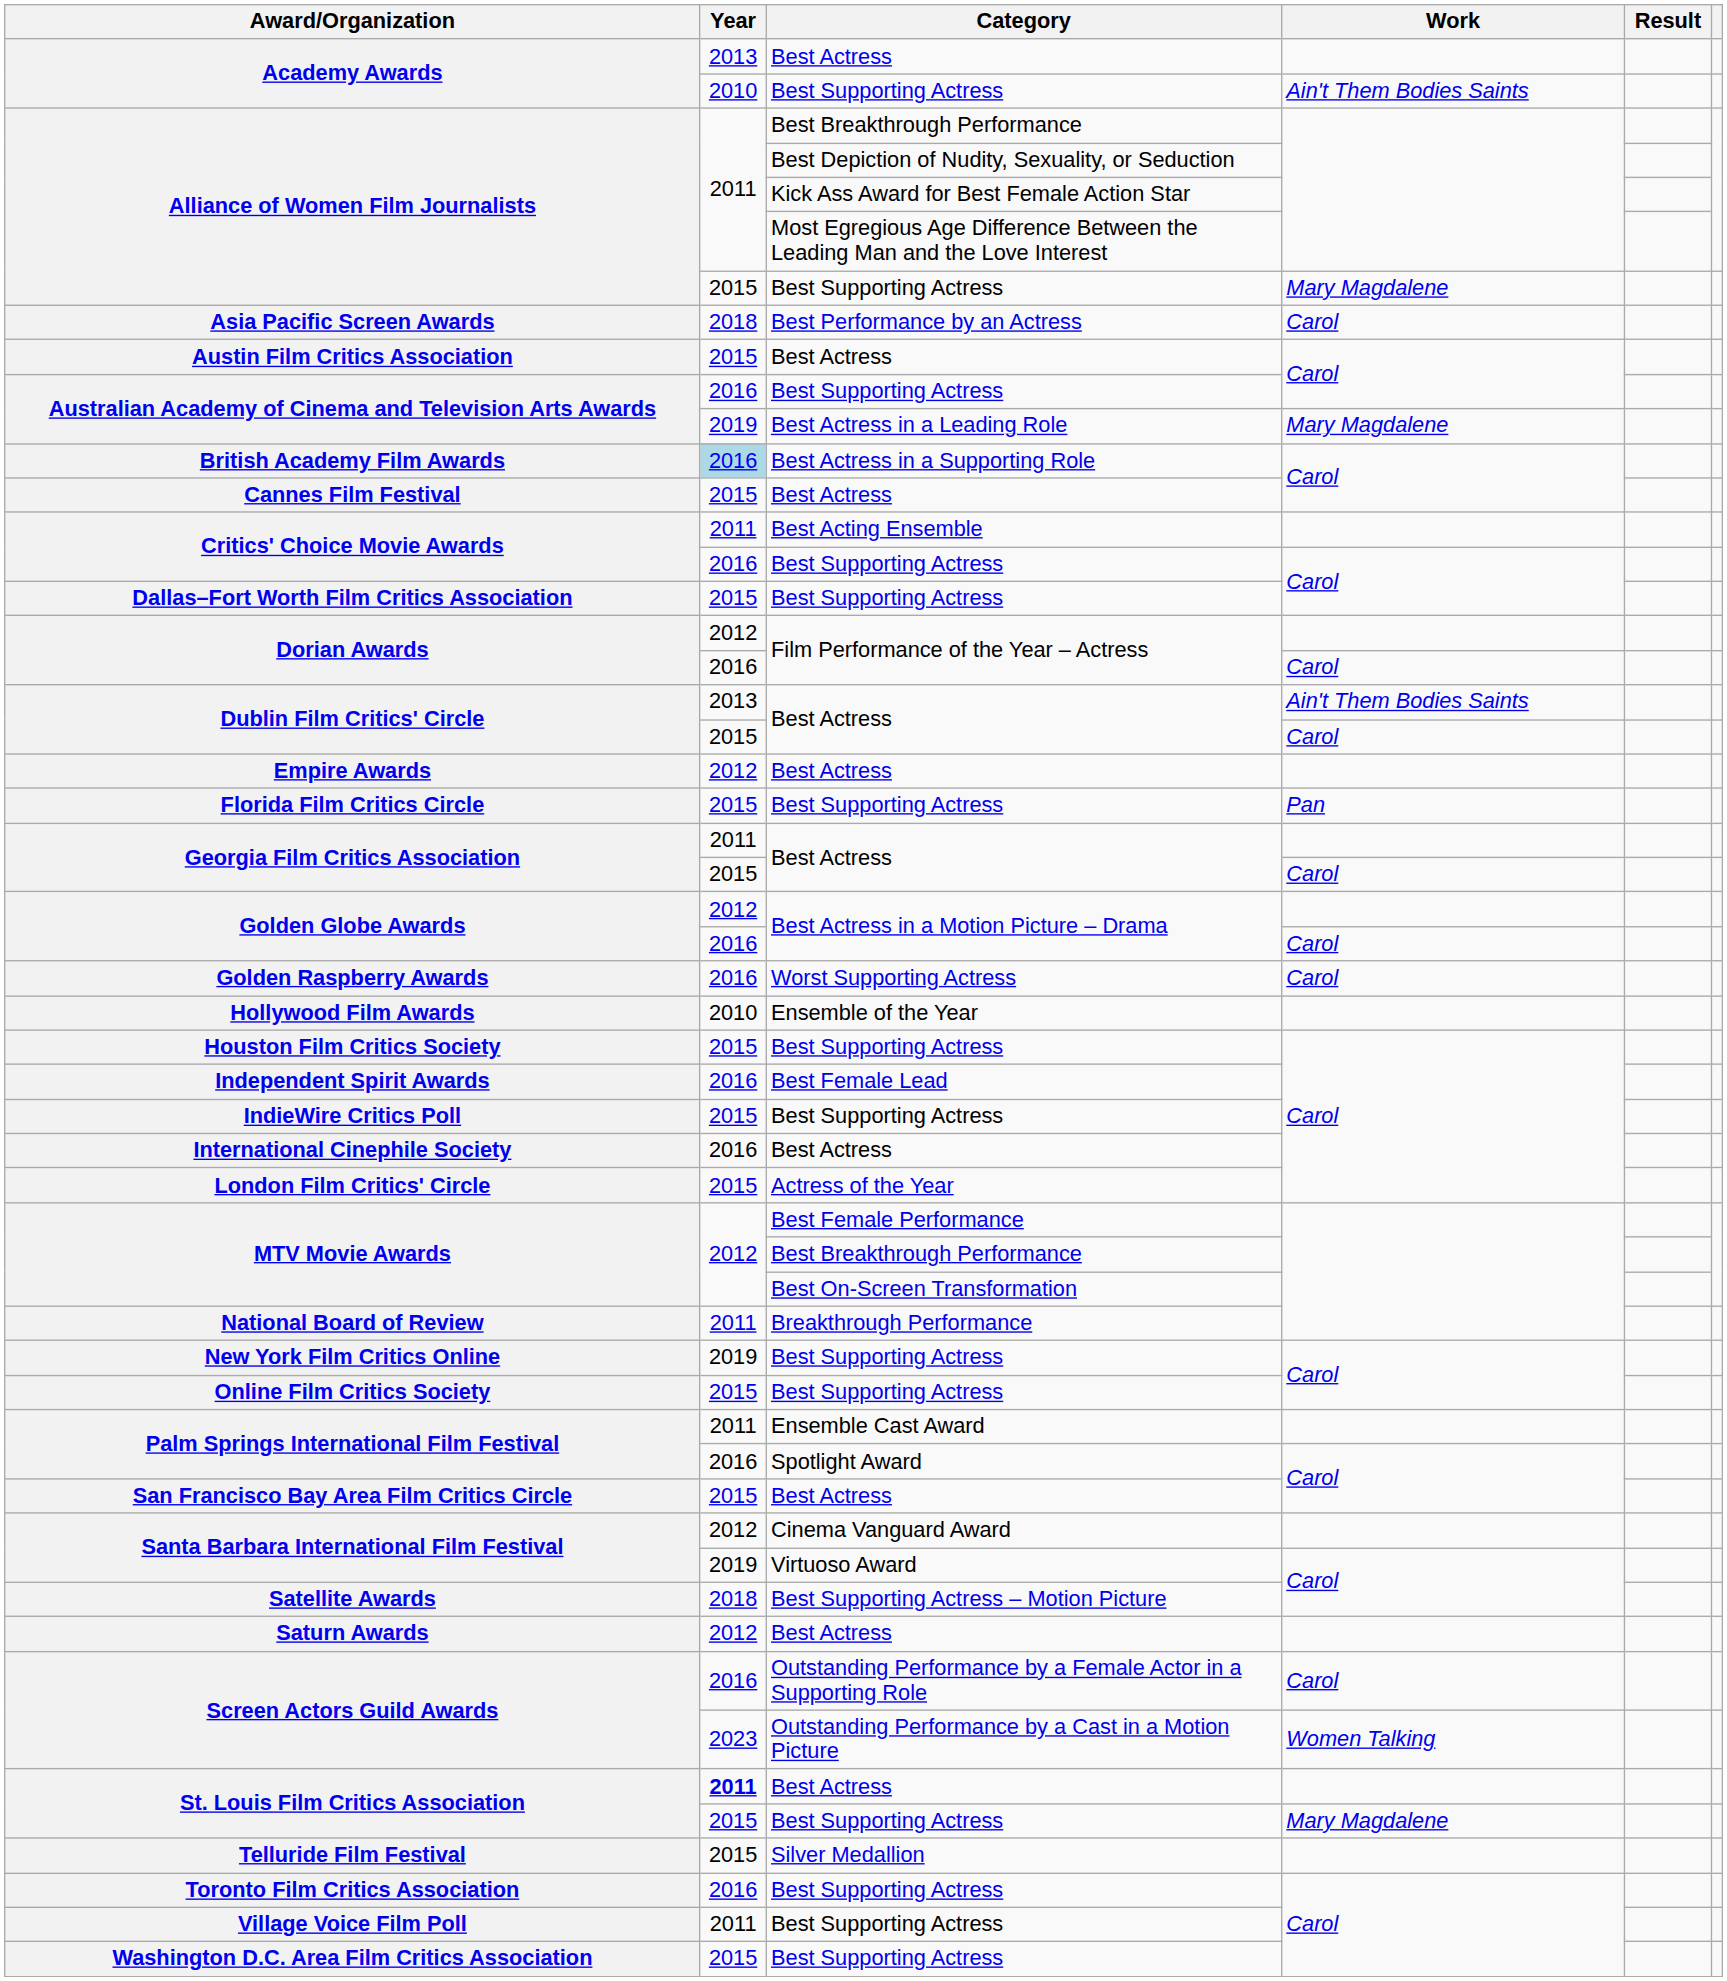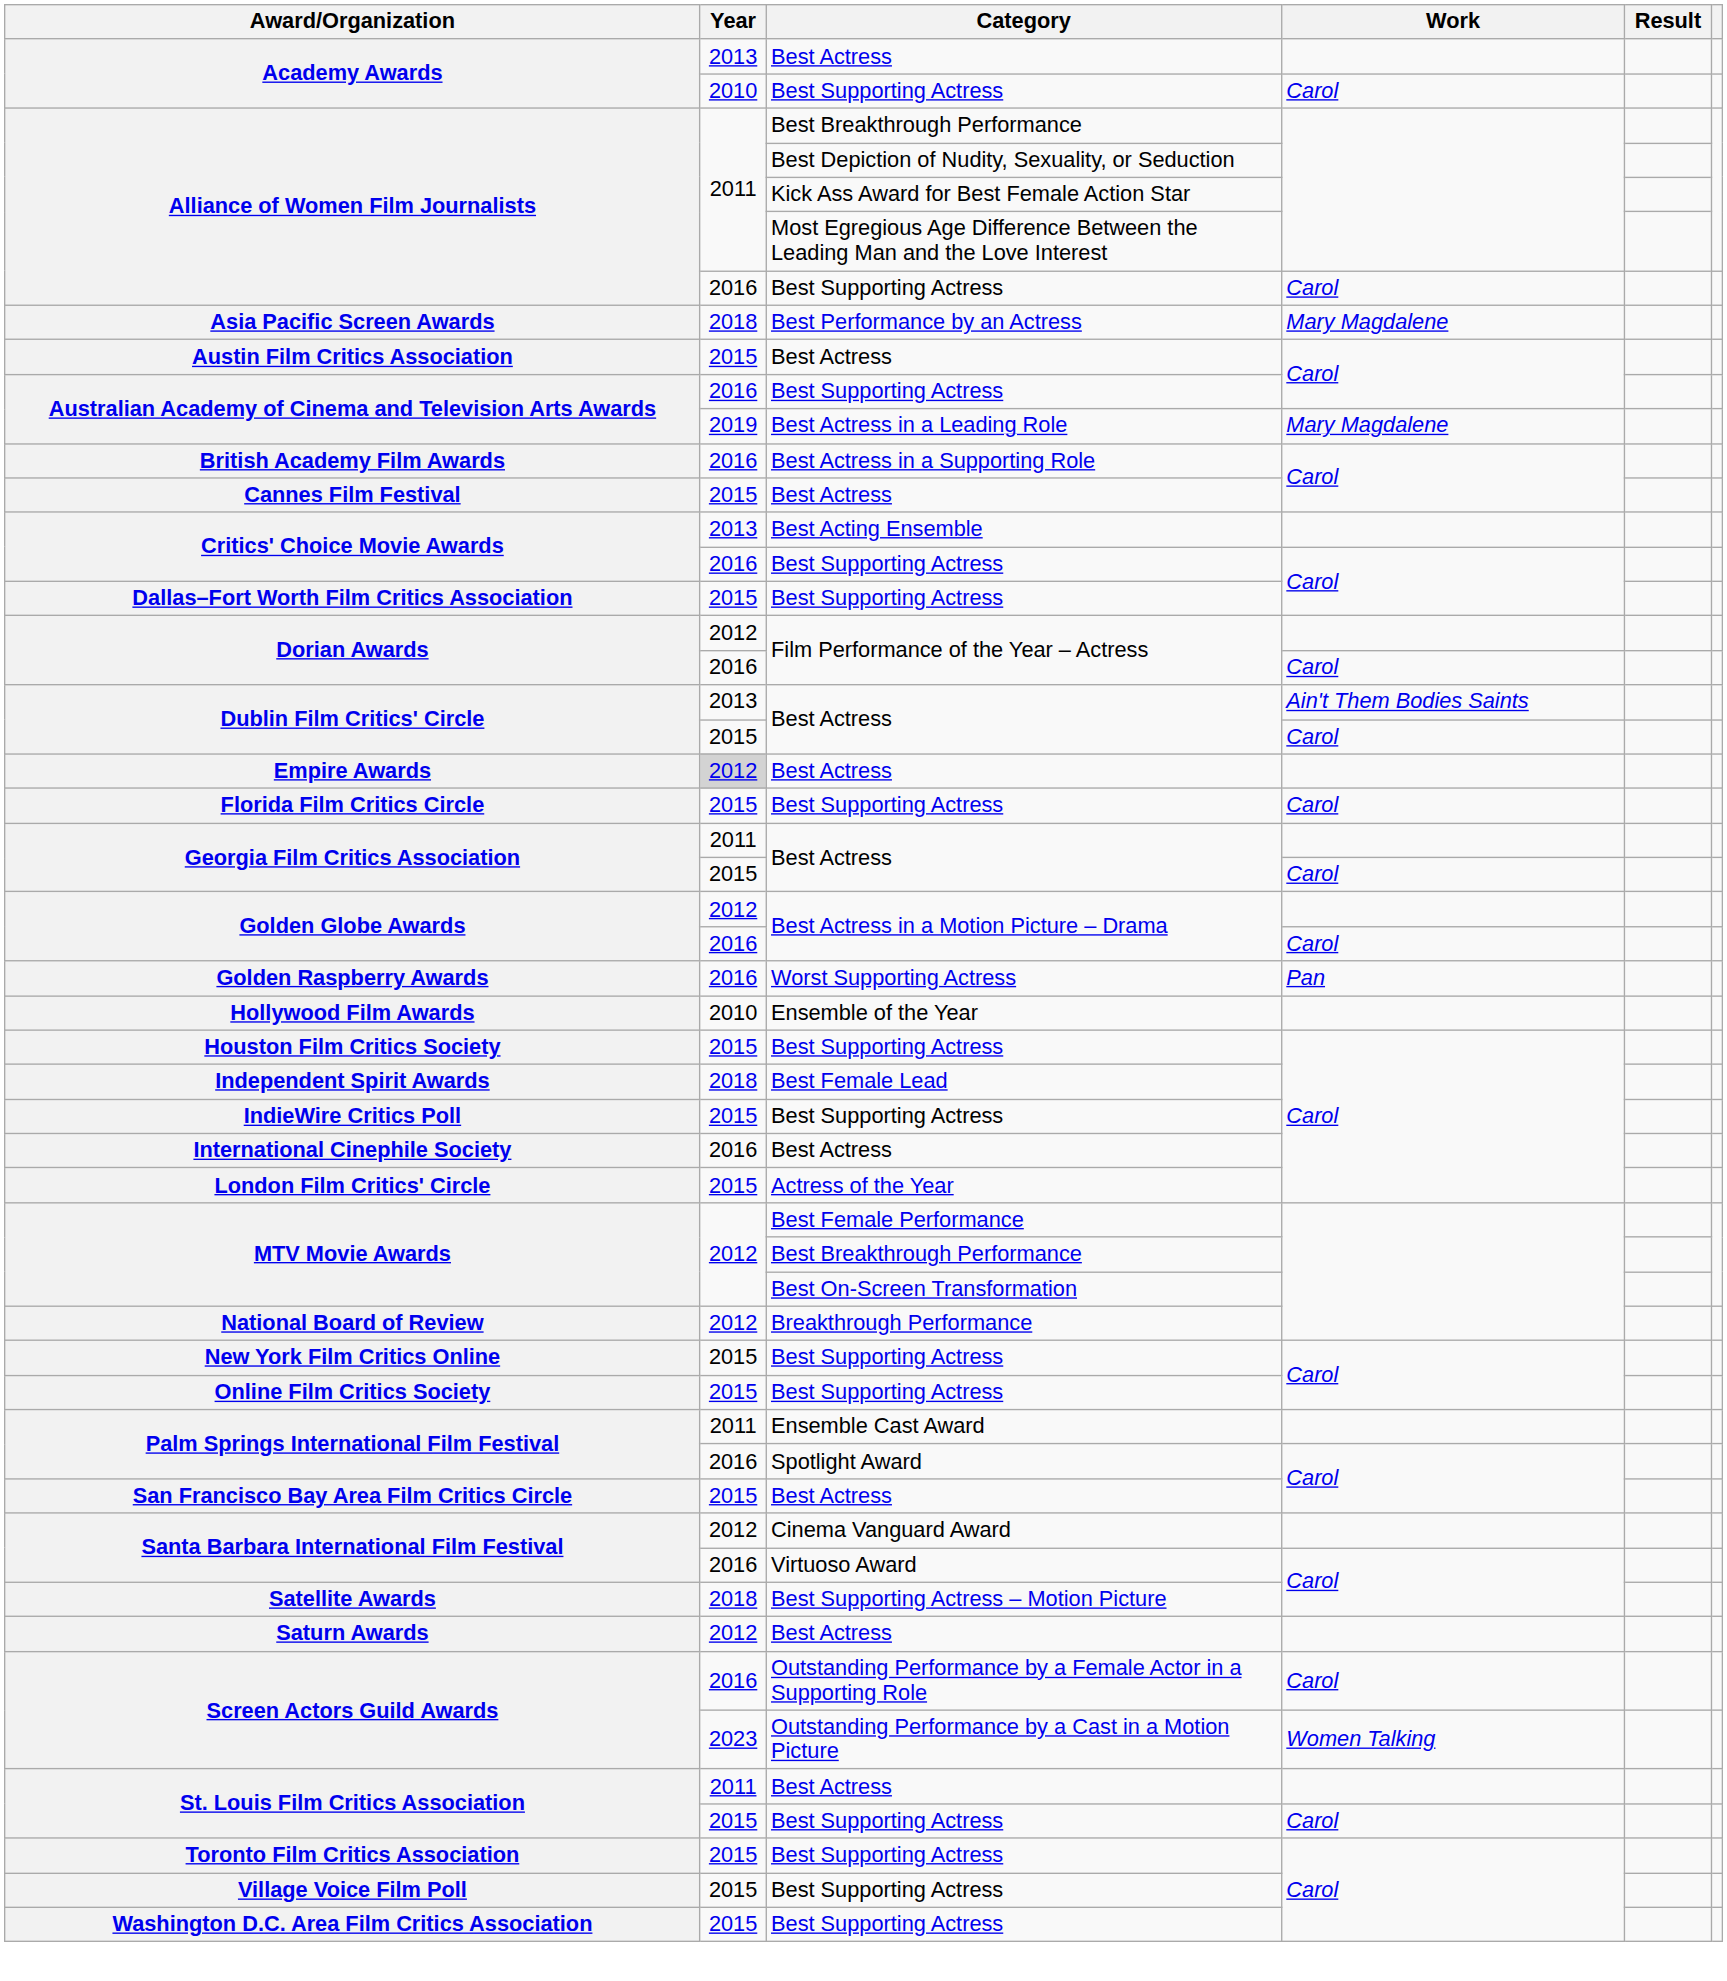(1408, 90) Ain't Them Bodies Saints -> (1312, 90) Carol
(733, 287) 2015 -> (733, 287) 2016
(1367, 287) Mary Magdalene -> (1312, 287) Carol
(1312, 322) Carol -> (1367, 322) Mary Magdalene
(733, 460) lightblue background -> (733, 460) no background
(733, 529) 2011 -> (733, 529) 2013
(733, 770) no background -> (733, 770) lightgrey background
(1306, 805) Pan -> (1312, 805) Carol
(1312, 978) Carol -> (1306, 978) Pan
(733, 1081) 2016 -> (733, 1081) 2018
(733, 1323) 2011 -> (733, 1323) 2012
(733, 1357) 2019 -> (733, 1357) 2015
(733, 1564) 2019 -> (733, 1564) 2016
(733, 1786) bold -> (733, 1786) normal
(1367, 1820) Mary Magdalene -> (1312, 1820) Carol
- row: (352, 1855)
(733, 1889) 2016 -> (733, 1855) 2015
(733, 1924) 2011 -> (733, 1889) 2015
